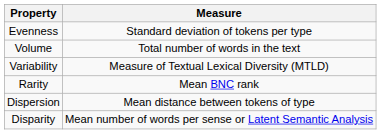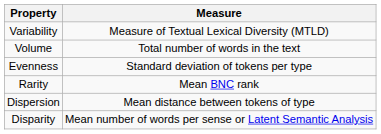rows swapped: (33, 66) <-> (33, 31)
